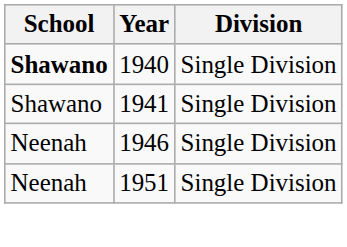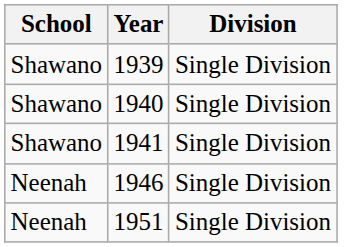+ row: (139, 63)
(59, 63) bold -> (56, 103) normal
